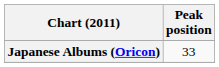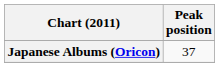(189, 51) 33 -> (189, 51) 37
